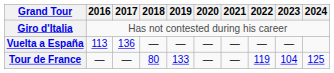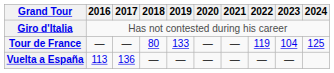rows swapped: (45, 60) <-> (45, 44)
